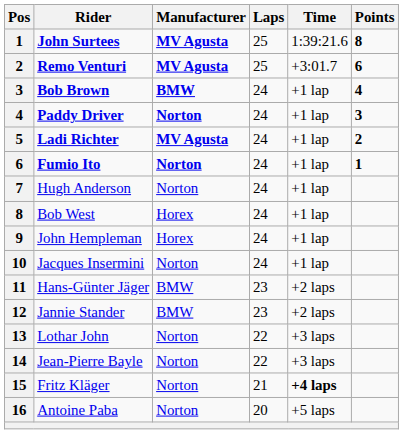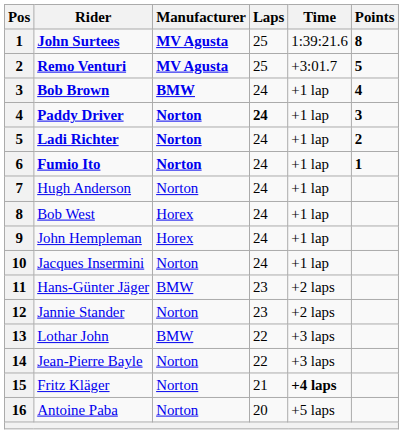(359, 66) 6 -> (359, 66) 5
(260, 115) normal -> (260, 115) bold
(192, 139) MV Agusta -> (179, 139) Norton
(175, 311) BMW -> (177, 311) Norton
(177, 336) Norton -> (175, 336) BMW
